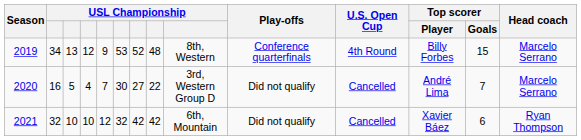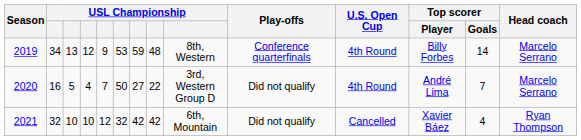(138, 52) 52 -> (138, 52) 59
(483, 52) 15 -> (483, 52) 14
(122, 86) 30 -> (122, 86) 50
(372, 86) Cancelled -> (372, 86) 4th Round
(483, 121) 6 -> (483, 121) 4
